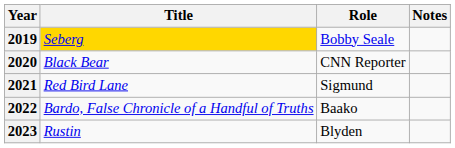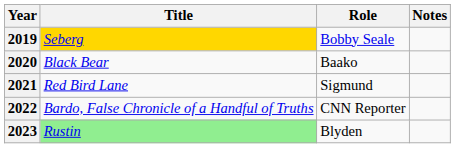(363, 62) CNN Reporter -> (339, 62) Baako
(339, 108) Baako -> (363, 108) CNN Reporter
(62, 131) no background -> (62, 131) lightgreen background
